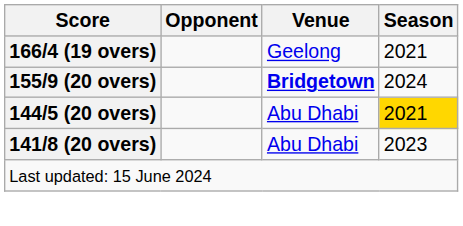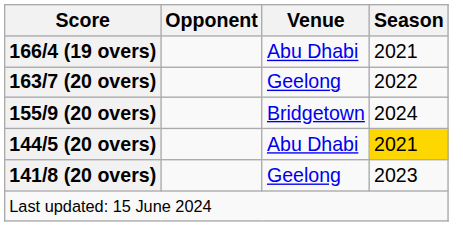(304, 51) Geelong -> (313, 51) Abu Dhabi
+ row: (83, 82)
(321, 82) bold -> (316, 113) normal
(313, 144) Abu Dhabi -> (304, 175) Geelong
